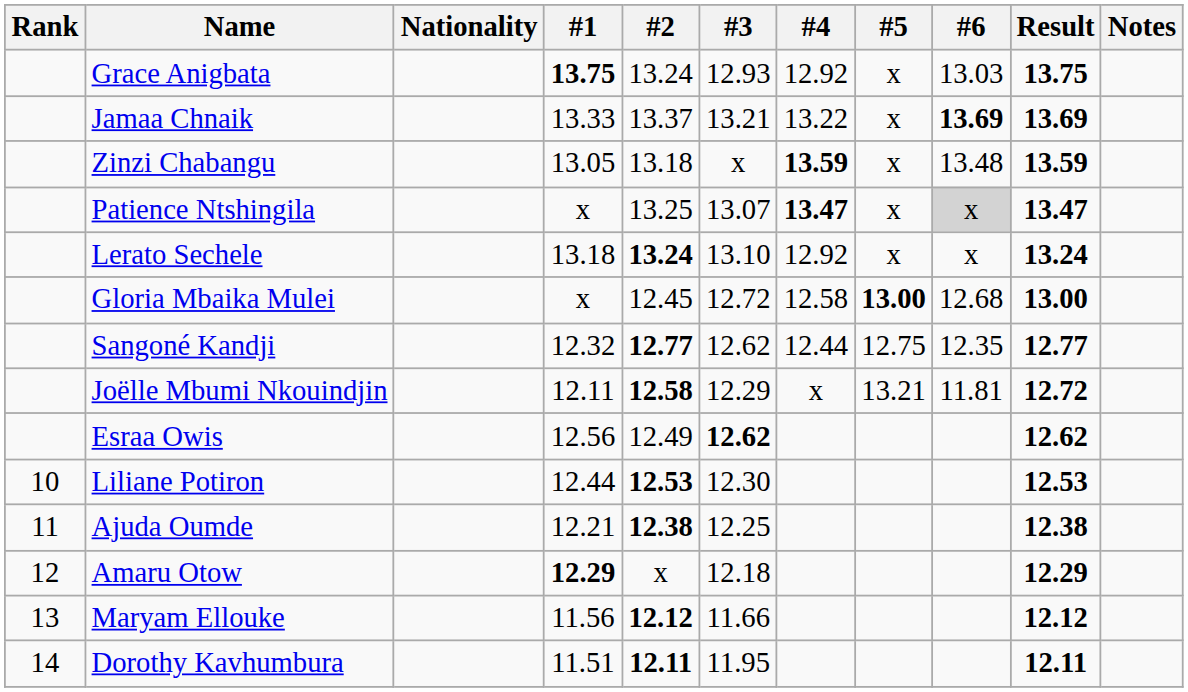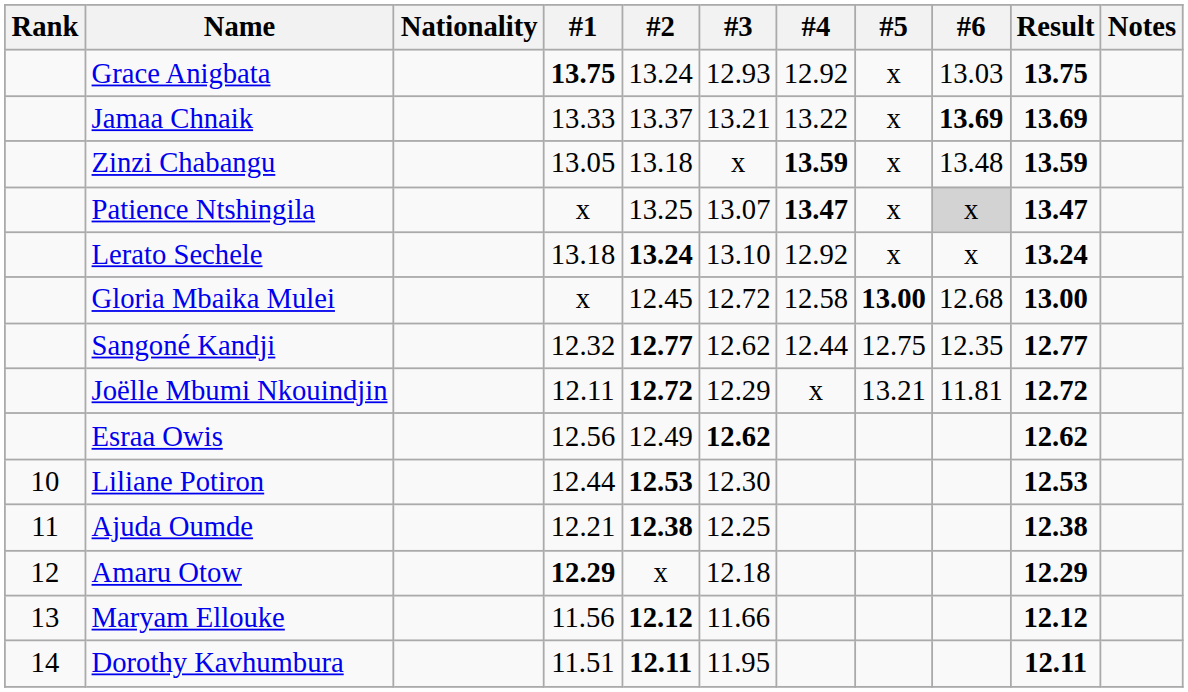(661, 390) 12.58 -> (661, 390) 12.72
